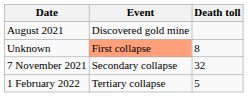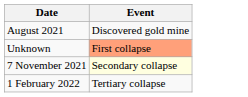- column: (217, 13)
(134, 65) no background -> (134, 65) lightyellow background
